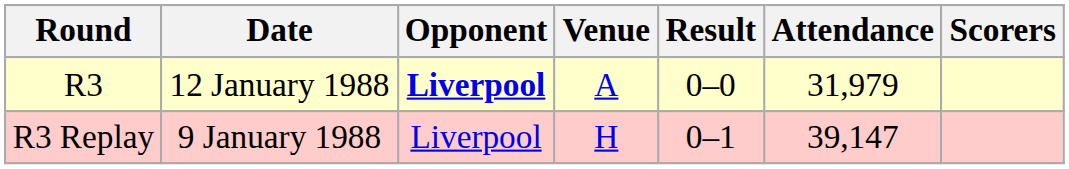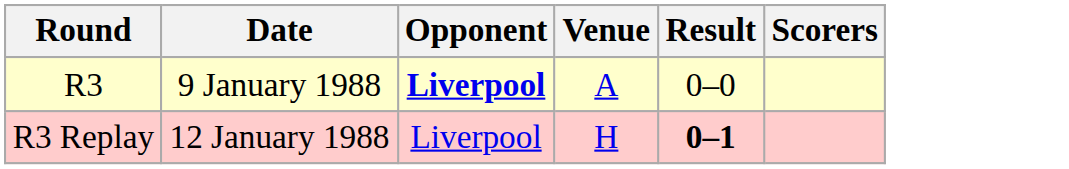- column: (853, 30)
(279, 83) 12 January 1988 -> (279, 83) 9 January 1988
(279, 136) 9 January 1988 -> (279, 136) 12 January 1988
(711, 136) normal -> (711, 136) bold
